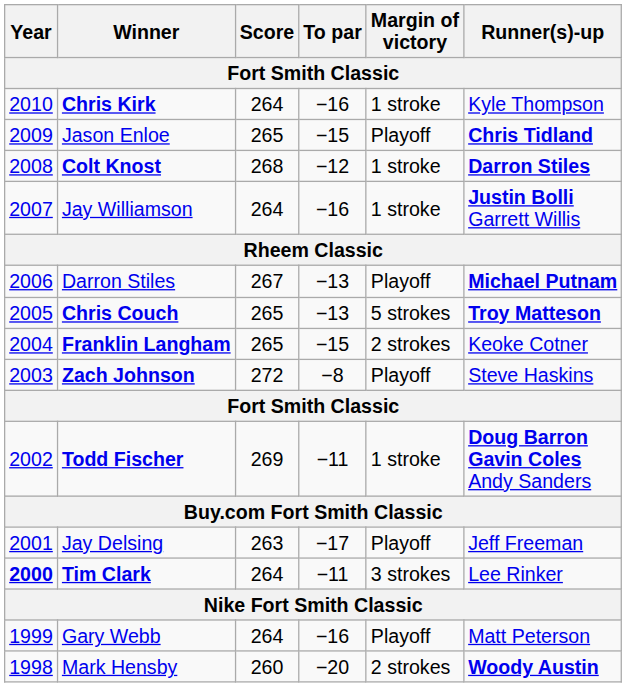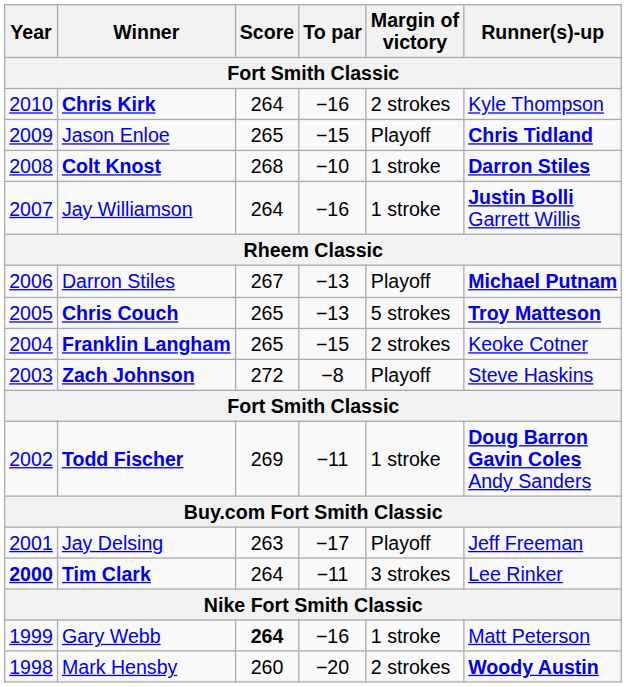(406, 104) 1 stroke -> (411, 104) 2 strokes
(333, 166) −12 -> (333, 166) −10
(267, 636) normal -> (267, 636) bold
(401, 636) Playoff -> (406, 636) 1 stroke
